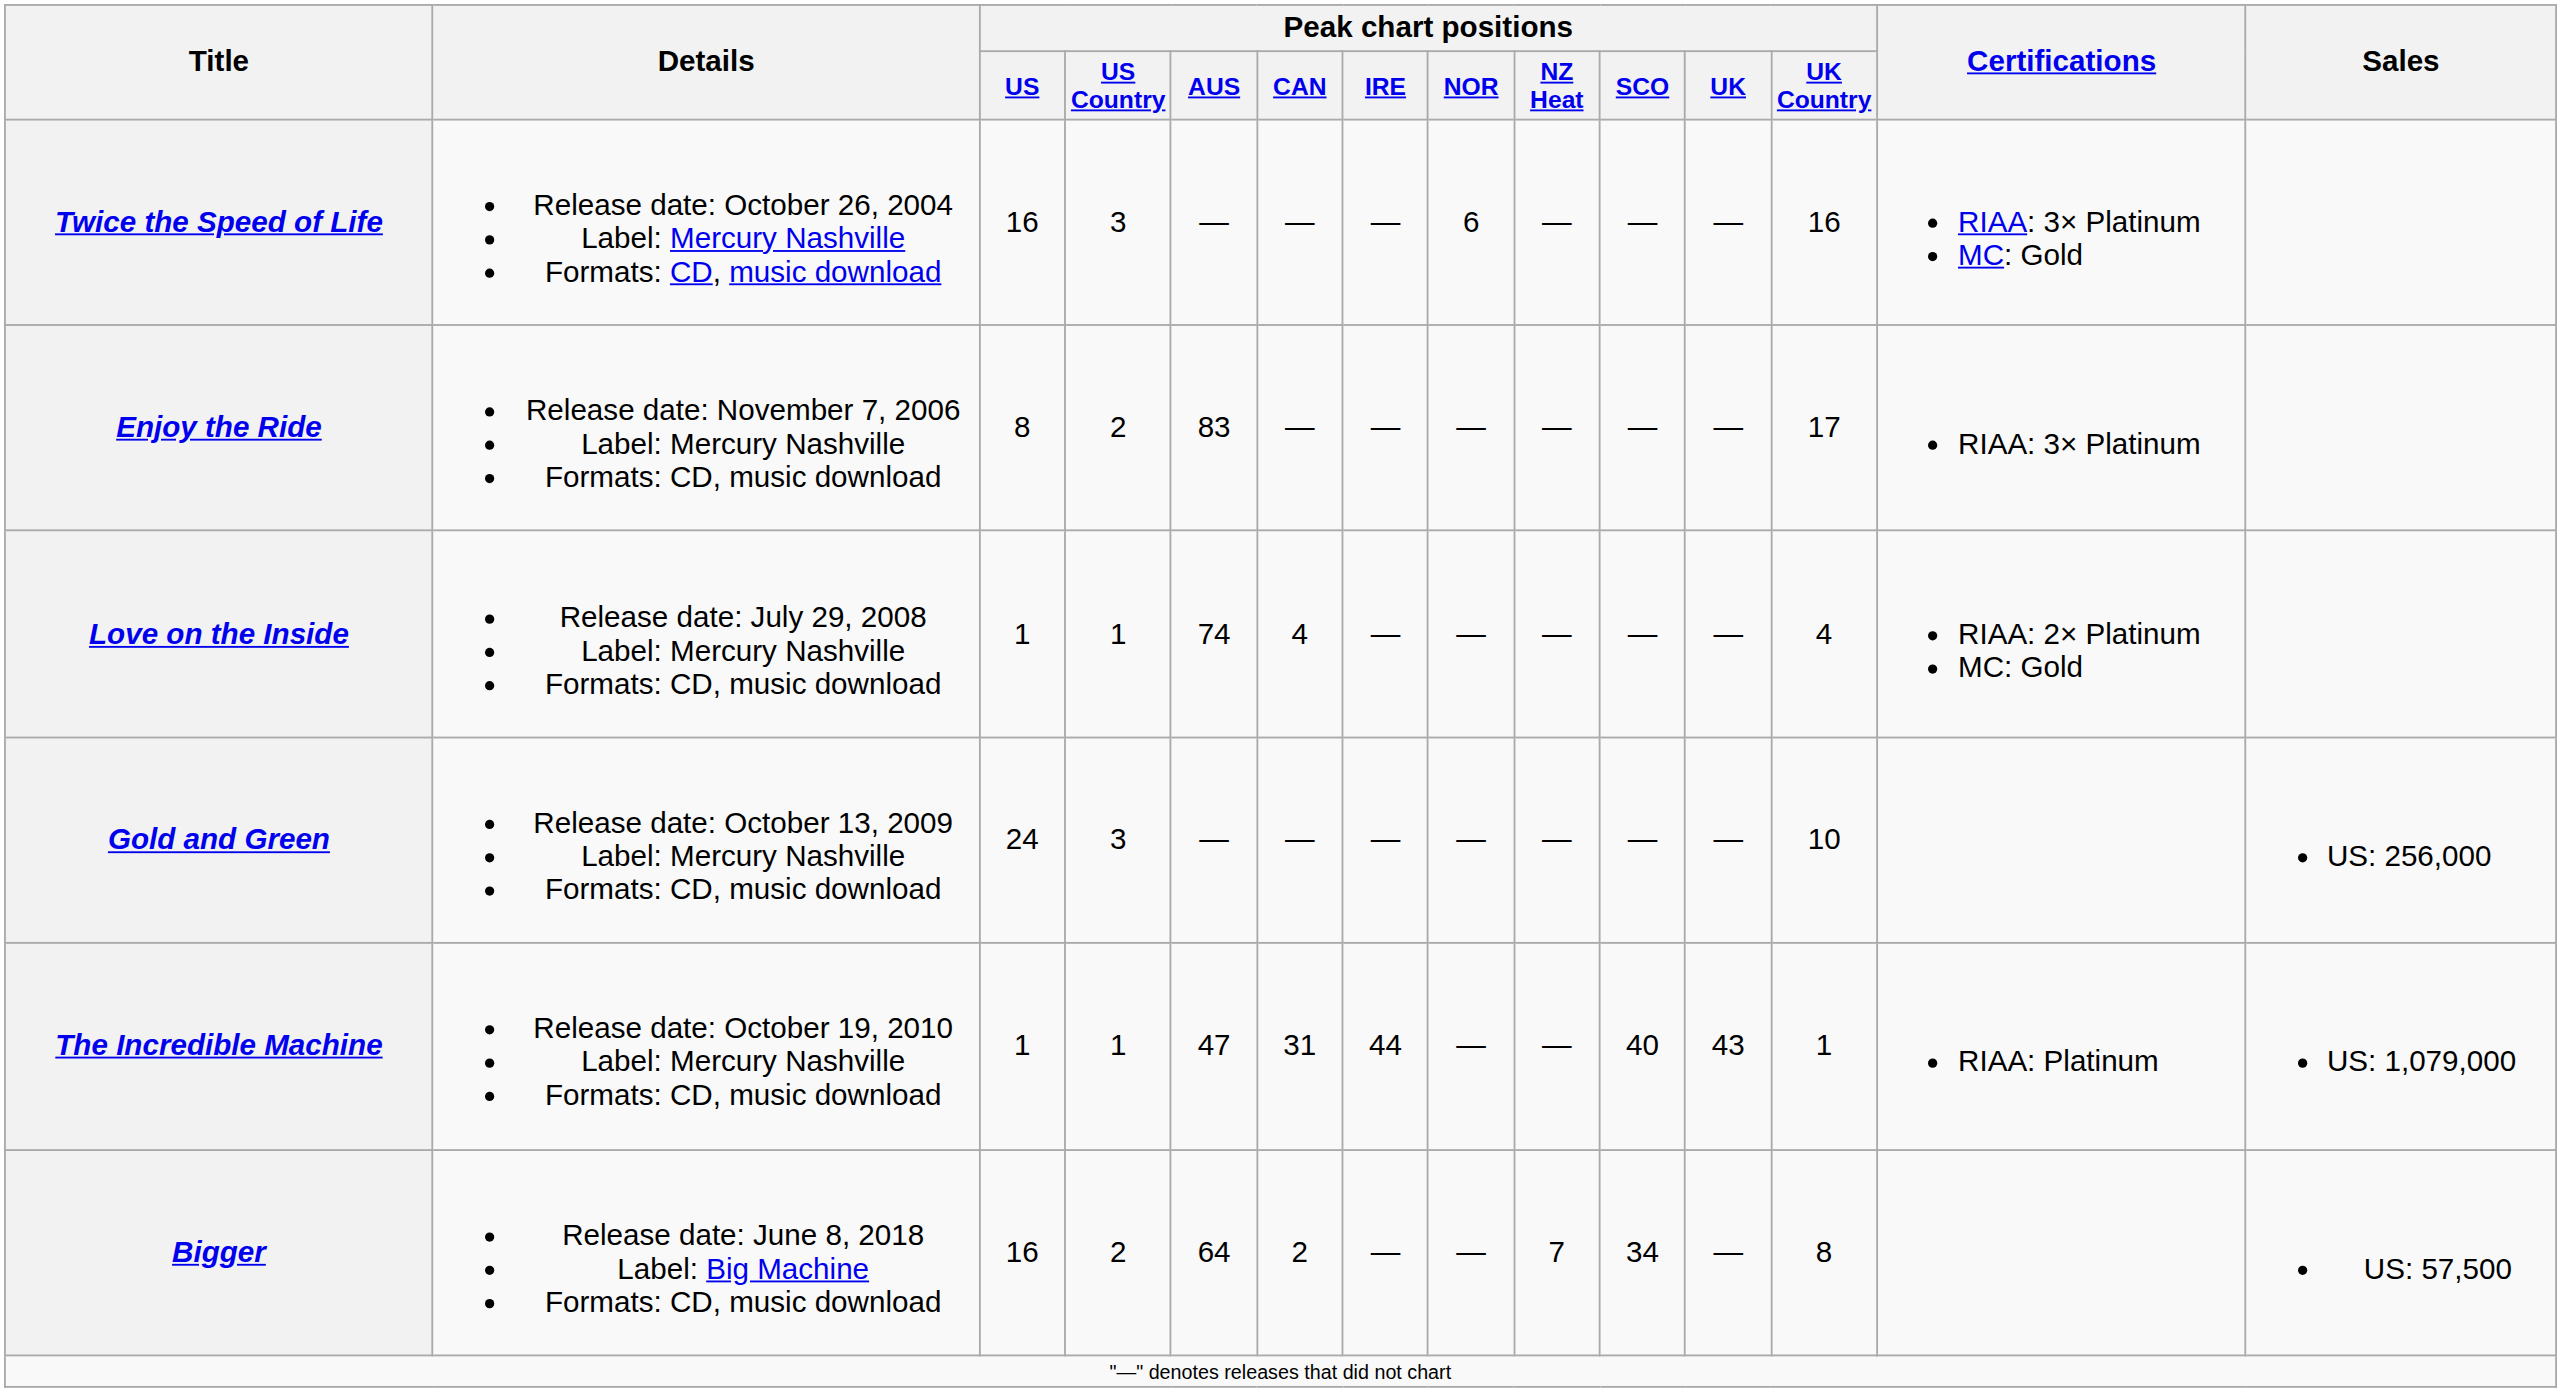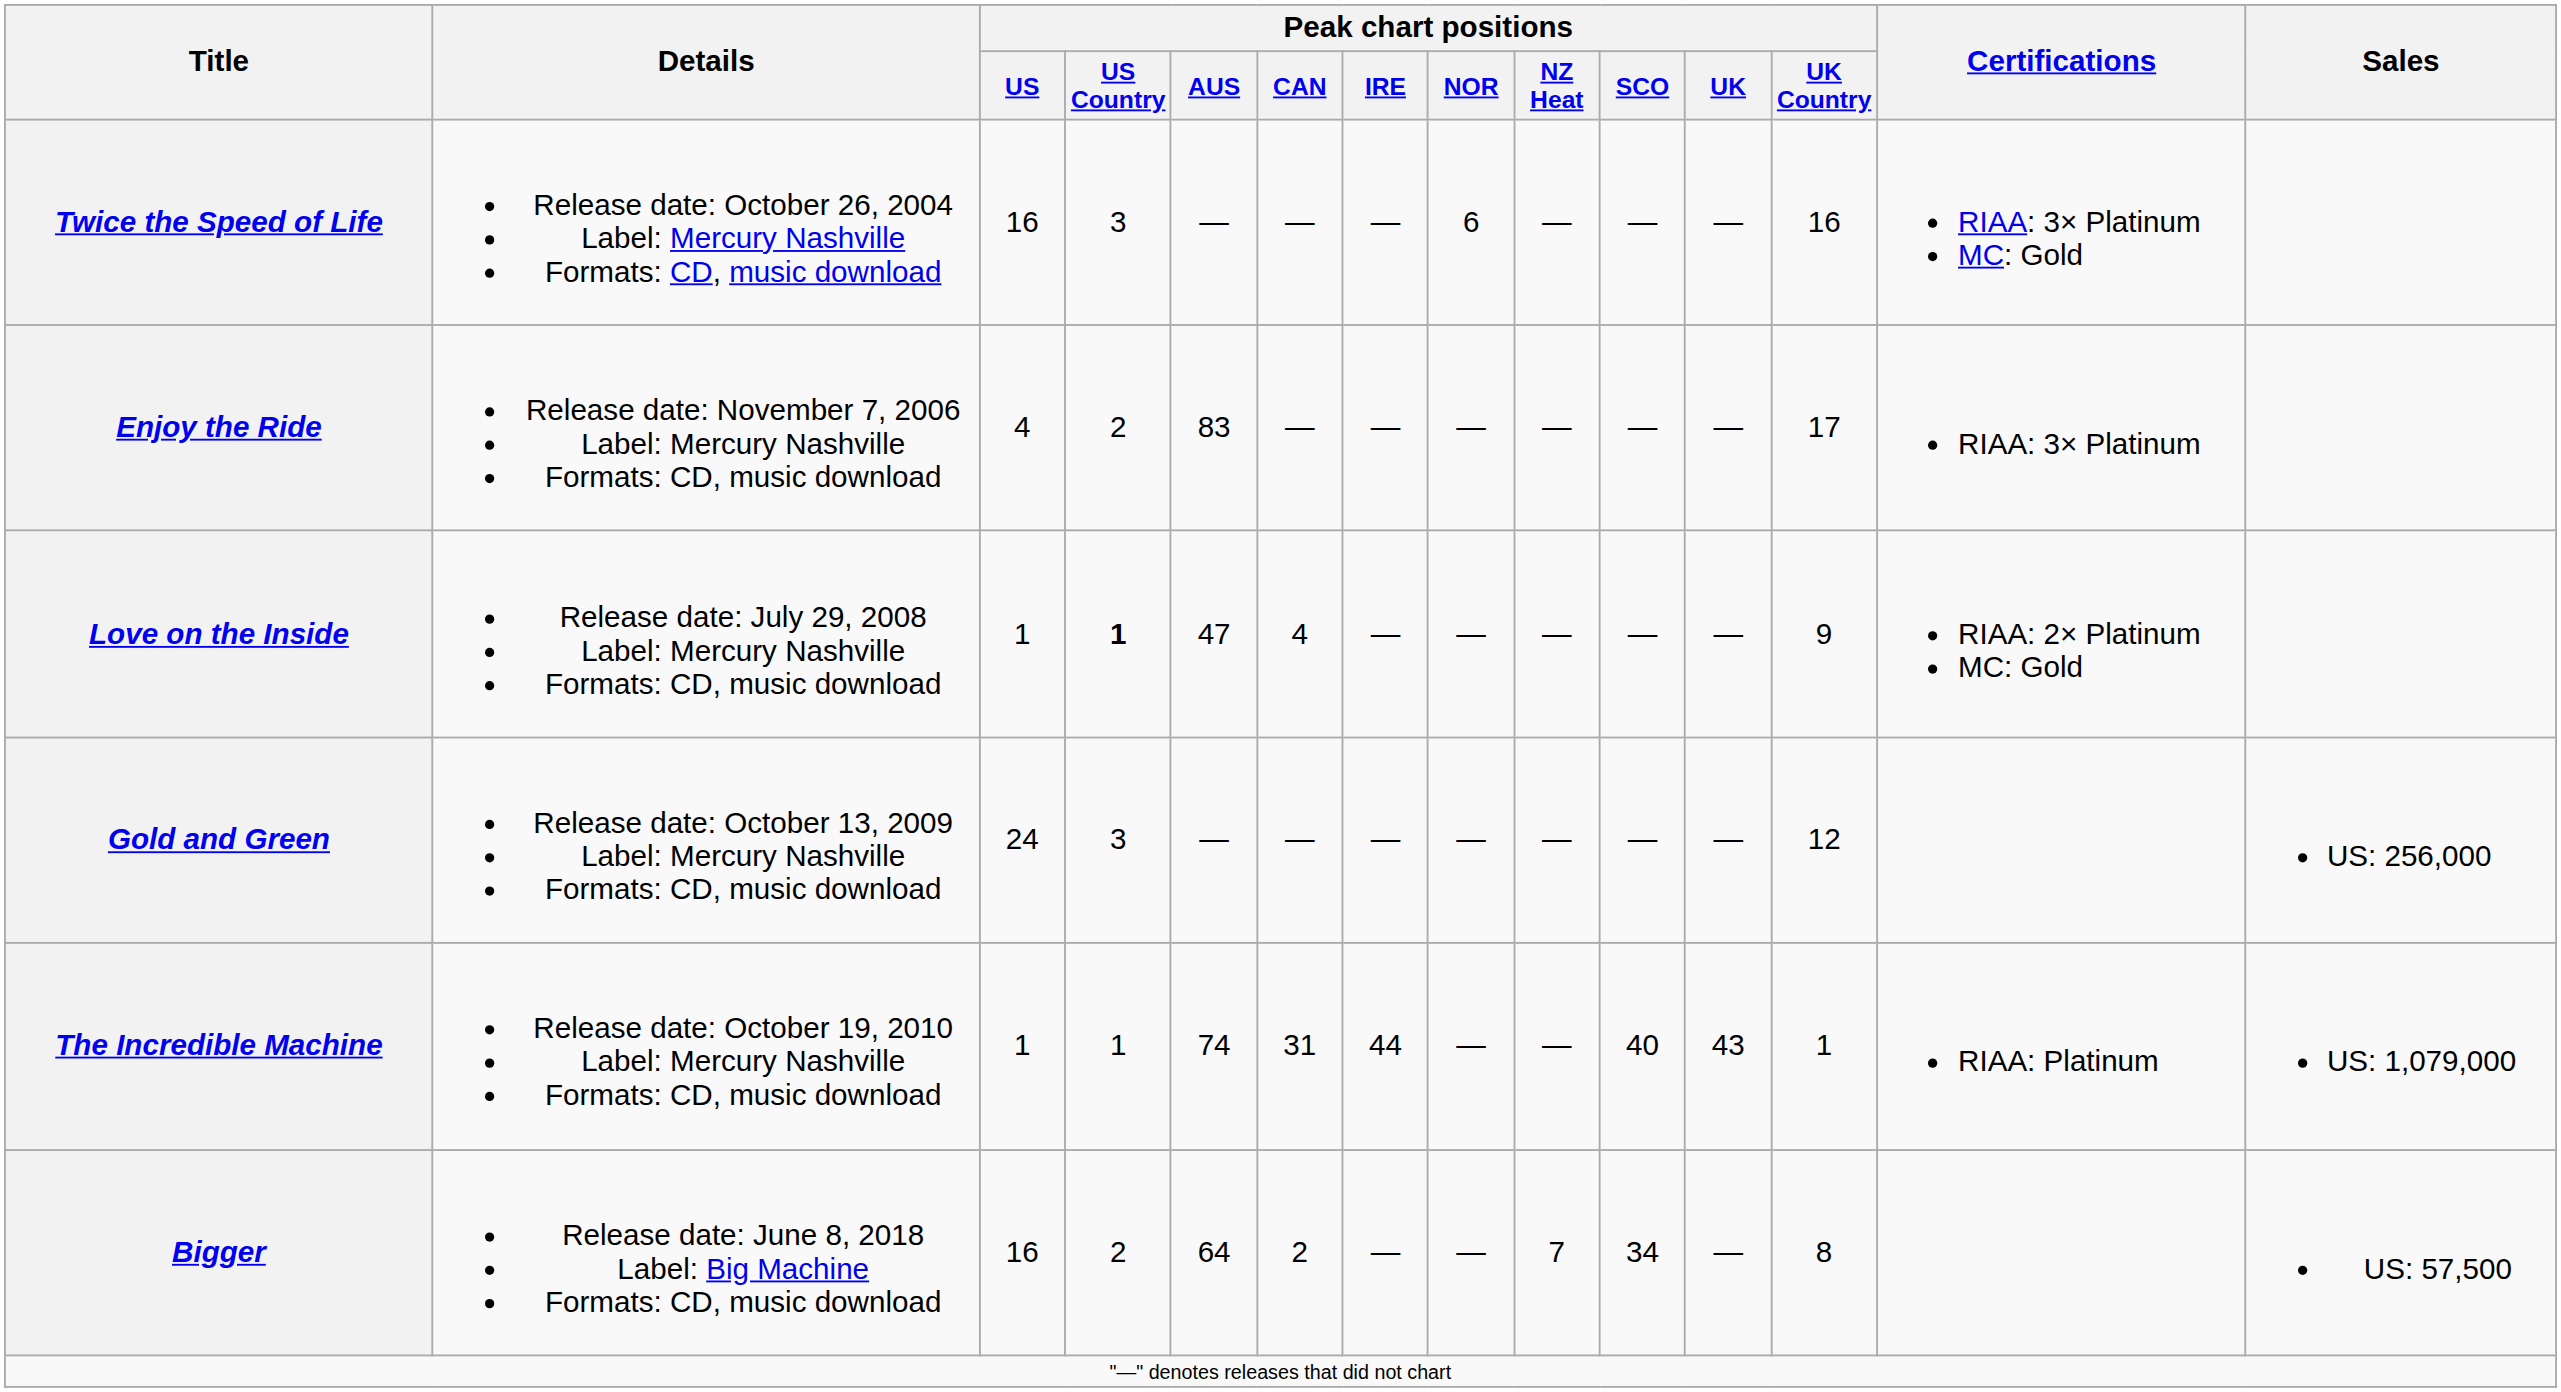(1022, 427) 8 -> (1022, 427) 4
(1118, 633) normal -> (1118, 633) bold
(1214, 633) 74 -> (1214, 633) 47
(1824, 633) 4 -> (1824, 633) 9
(1824, 839) 10 -> (1824, 839) 12
(1214, 1045) 47 -> (1214, 1045) 74
